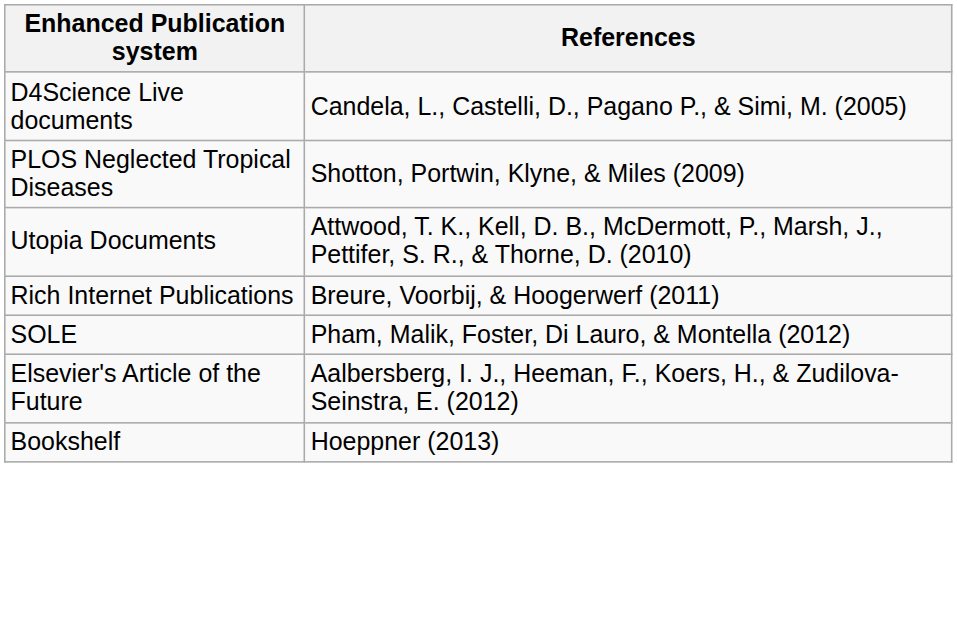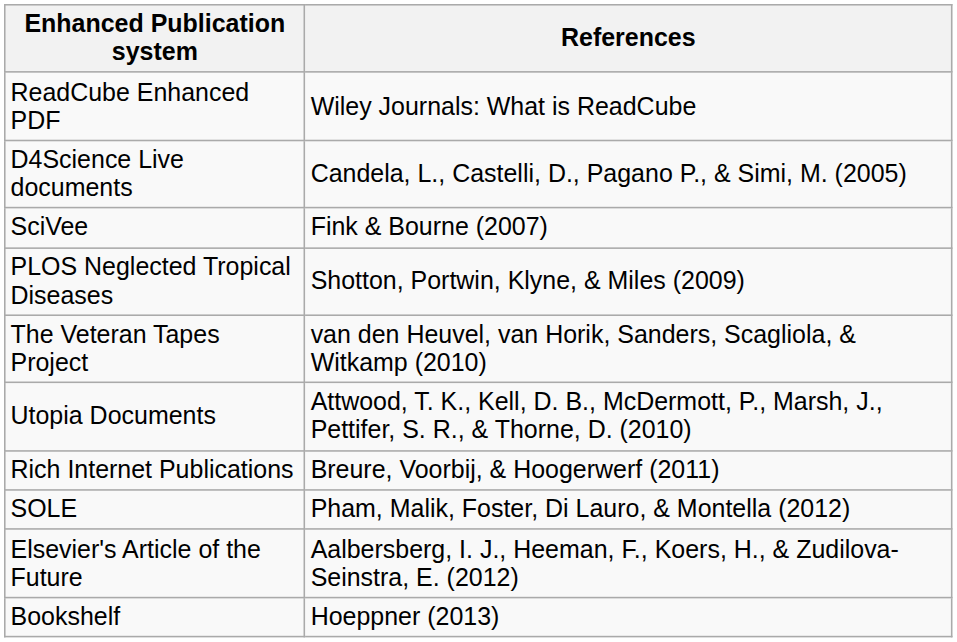+ row: (130, 105)
+ row: (49, 227)
+ row: (115, 348)
